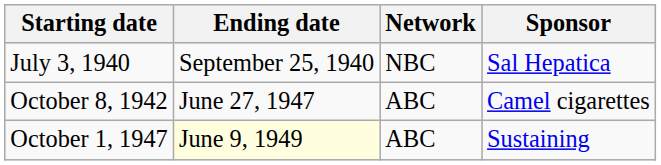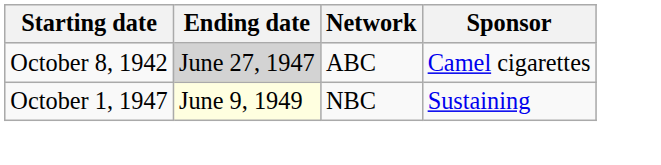- row: (70, 62)
(247, 100) no background -> (247, 62) lightgrey background
(410, 139) ABC -> (351, 100) NBC
